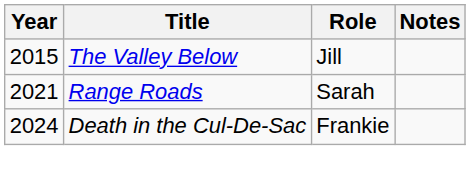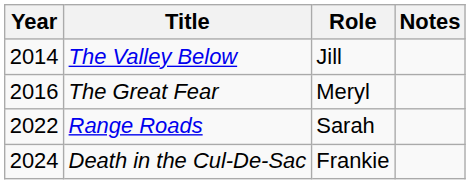(34, 56) 2015 -> (34, 56) 2014
+ row: (144, 91)
(34, 91) 2021 -> (34, 126) 2022
